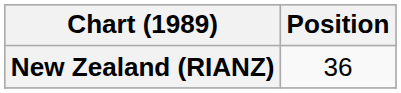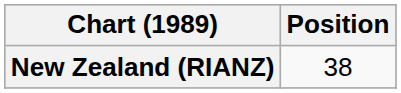(338, 66) 36 -> (338, 66) 38
